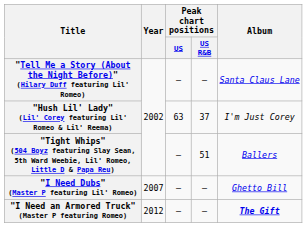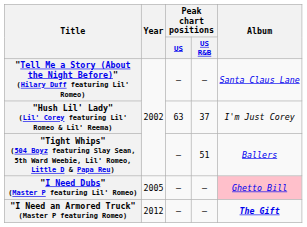(153, 188) 2007 -> (153, 188) 2005
(260, 188) no background -> (260, 188) pink background
